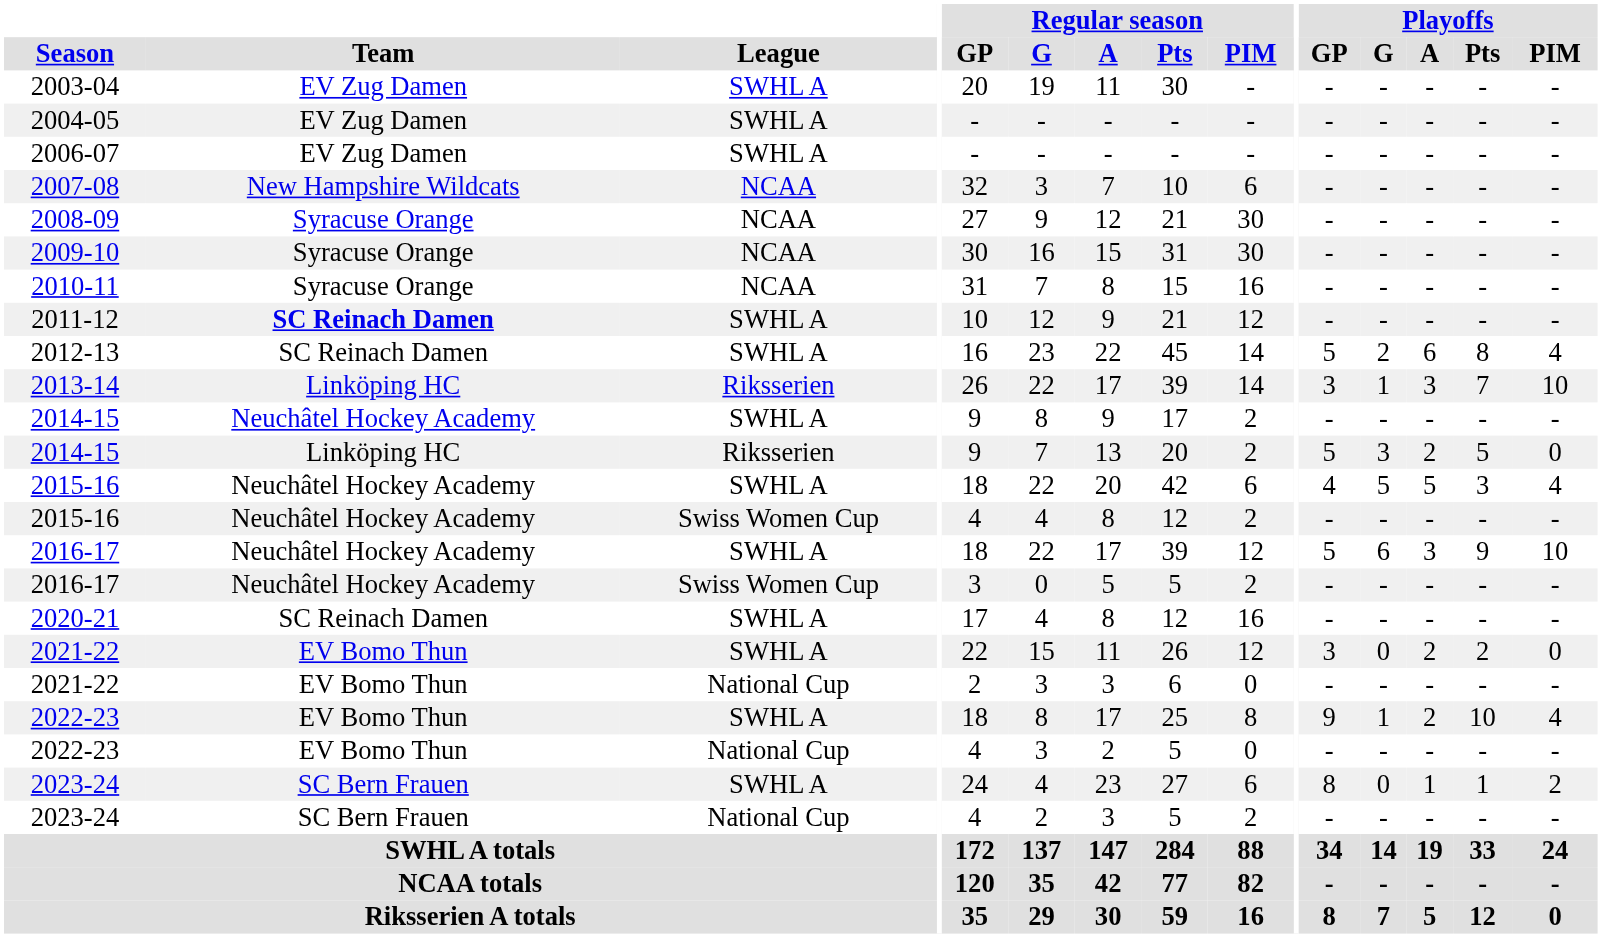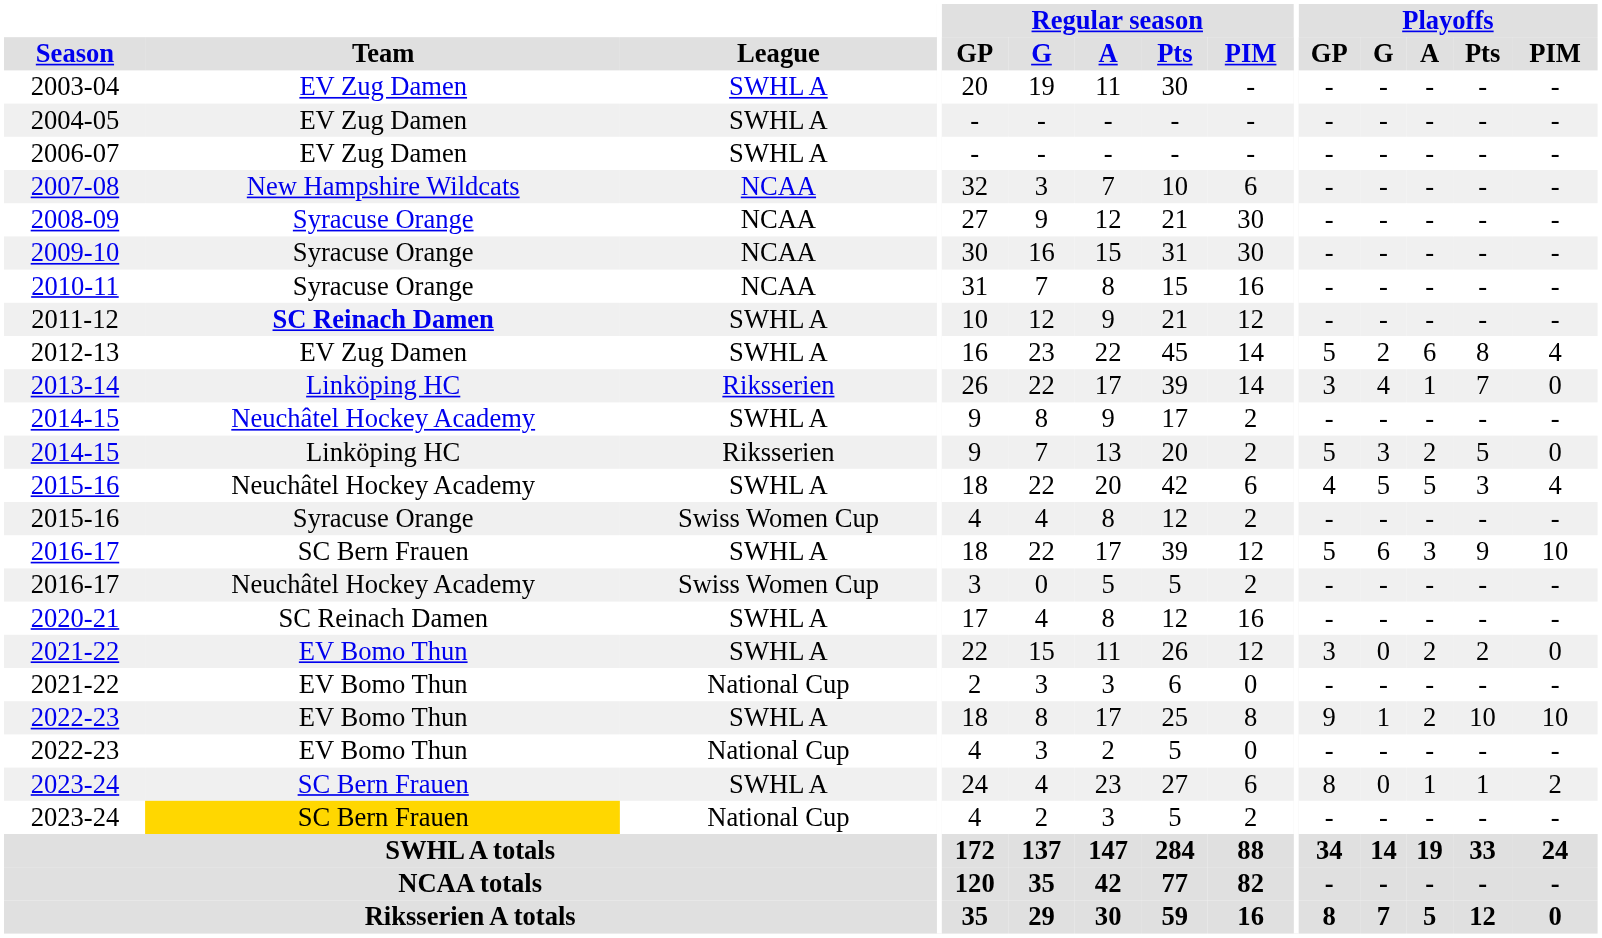(383, 352) SC Reinach Damen -> (383, 352) EV Zug Damen
(1383, 385) 1 -> (1383, 385) 4
(1430, 385) 3 -> (1430, 385) 1
(1555, 385) 10 -> (1555, 385) 0
(383, 518) Neuchâtel Hockey Academy -> (383, 518) Syracuse Orange
(383, 551) Neuchâtel Hockey Academy -> (383, 551) SC Bern Frauen
(1555, 717) 4 -> (1555, 717) 10
(383, 817) no background -> (383, 817) gold background
